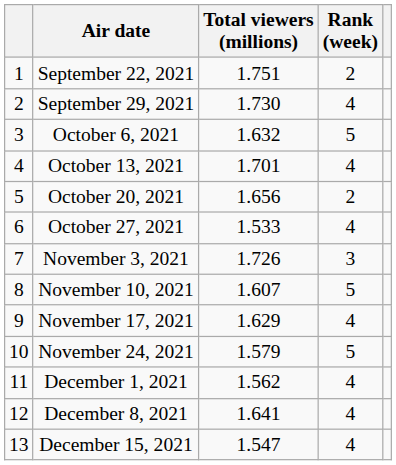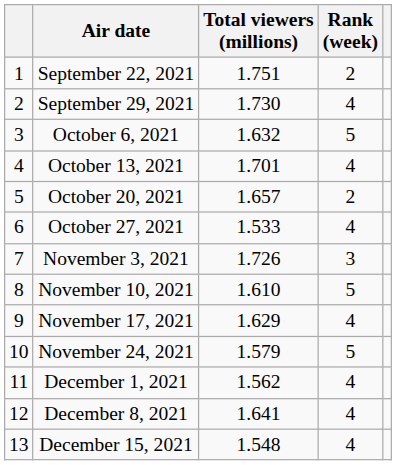(259, 196) 1.656 -> (259, 196) 1.657
(259, 289) 1.607 -> (259, 289) 1.610
(259, 444) 1.547 -> (259, 444) 1.548
